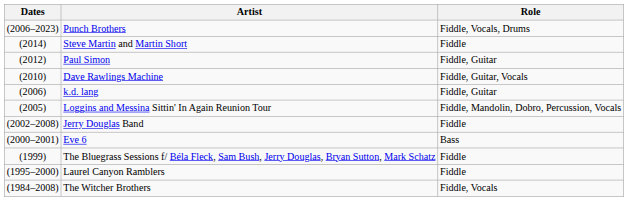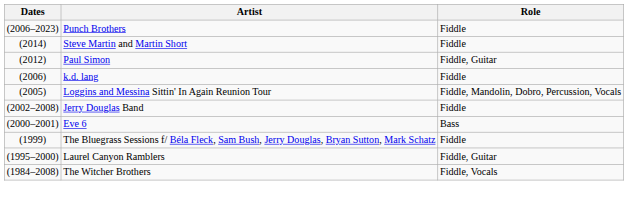(485, 28) Fiddle, Vocals, Drums -> (453, 28) Fiddle
- row: (113, 76)
(468, 92) Fiddle, Guitar -> (453, 76) Fiddle
(453, 172) Fiddle -> (468, 156) Fiddle, Guitar
